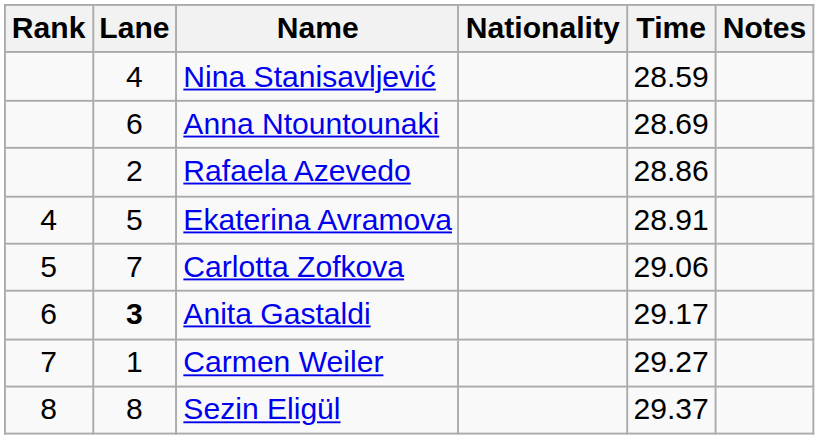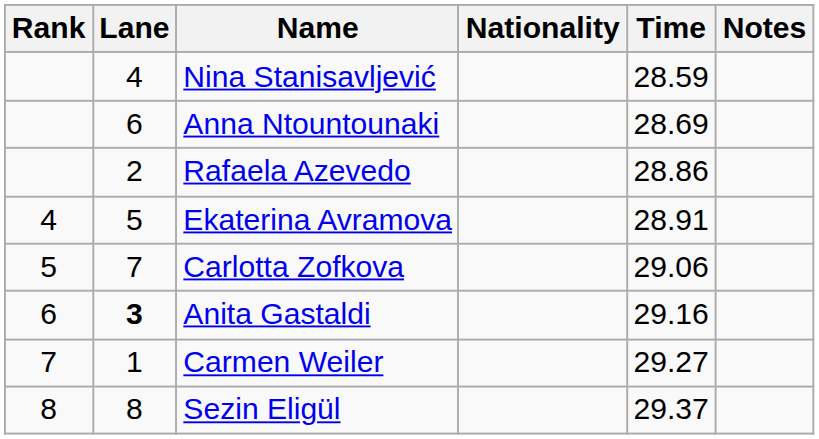(671, 314) 29.17 -> (671, 314) 29.16
